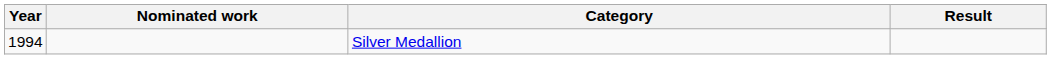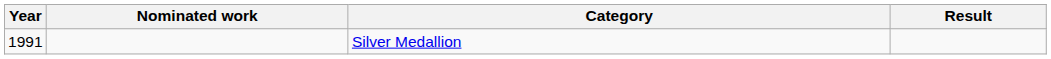(25, 41) 1994 -> (25, 41) 1991
